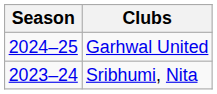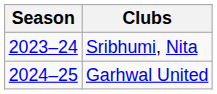rows swapped: (142, 74) <-> (147, 46)
